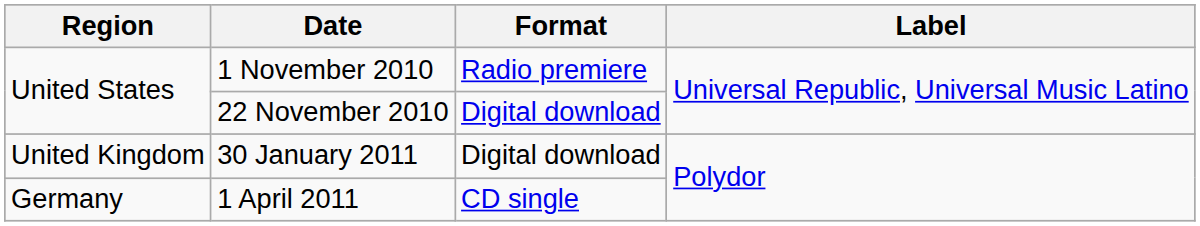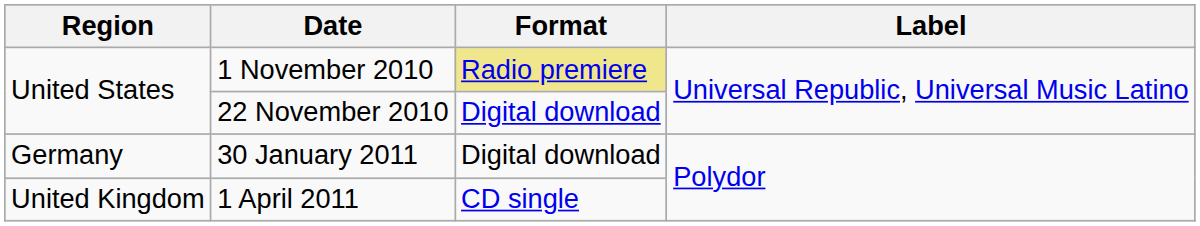(554, 69) no background -> (554, 69) khaki background
(108, 155) United Kingdom -> (67, 155) Germany
(67, 198) Germany -> (108, 198) United Kingdom
